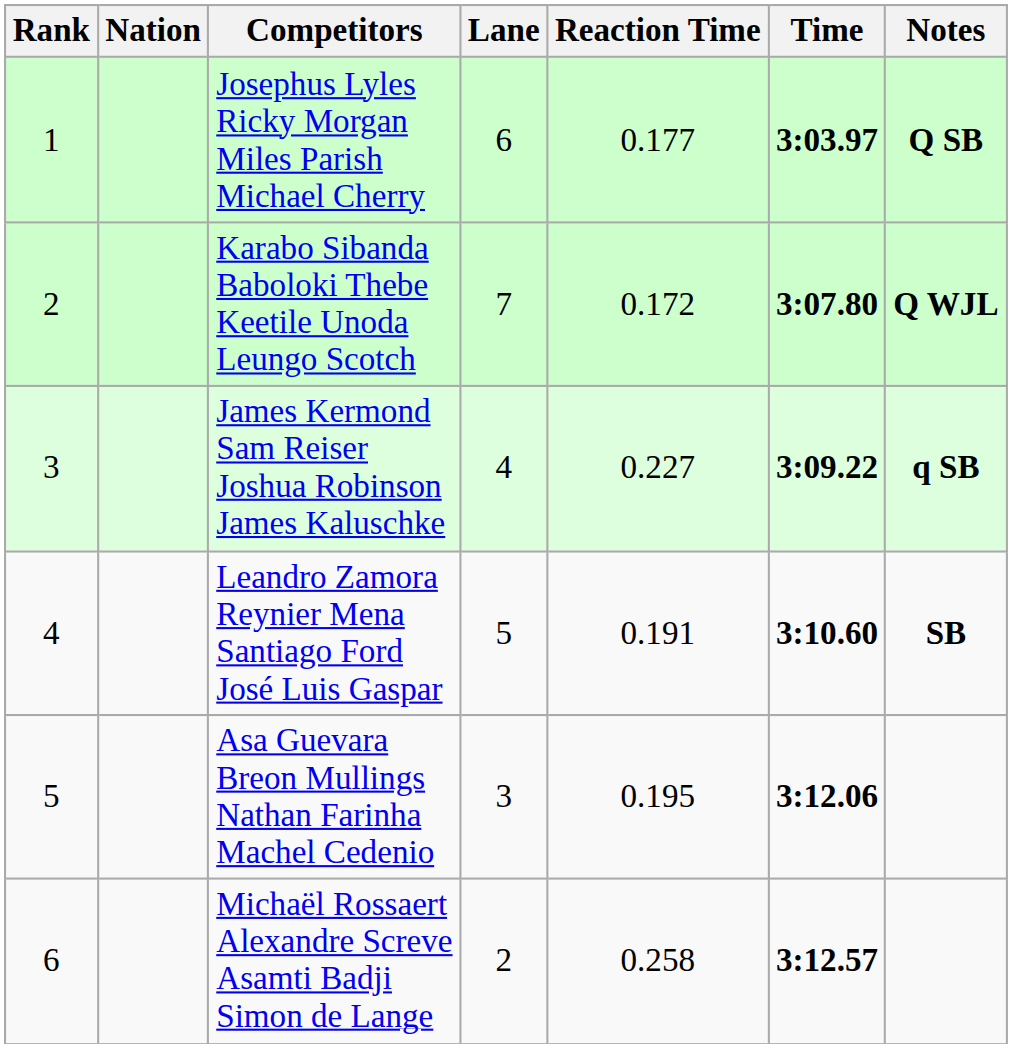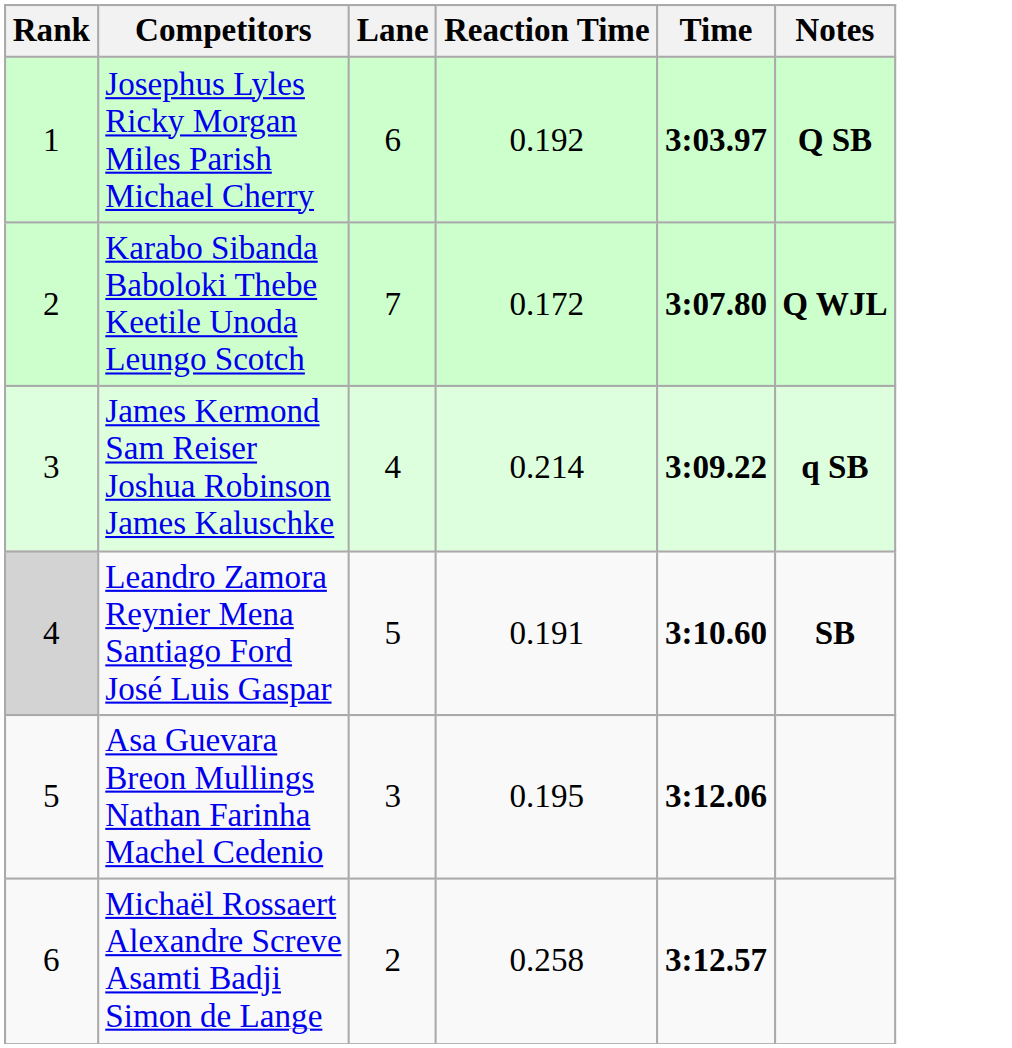- column: (153, 30)
(658, 139) 0.177 -> (547, 139) 0.192
(658, 467) 0.227 -> (547, 467) 0.214
(51, 632) no background -> (51, 632) lightgrey background
